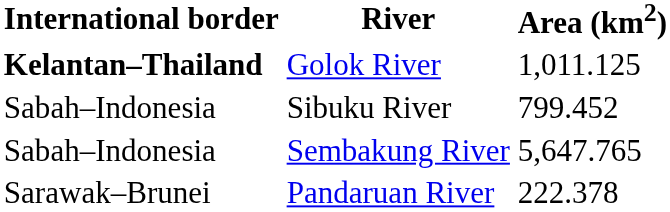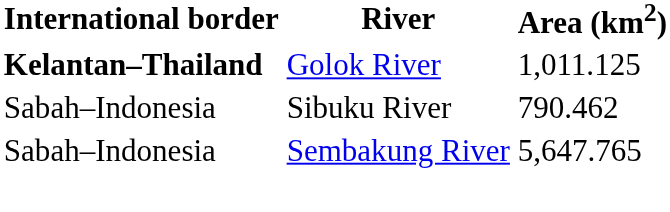(568, 108) 799.452 -> (568, 108) 790.462
- row: (391, 193)
